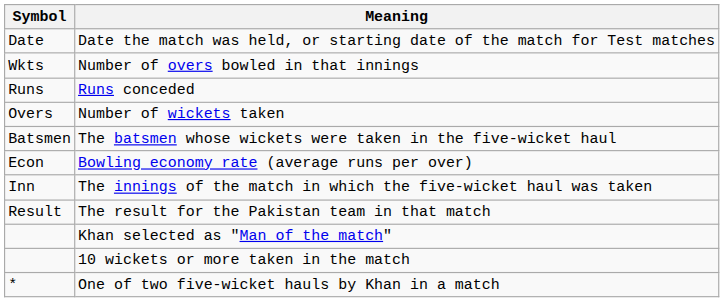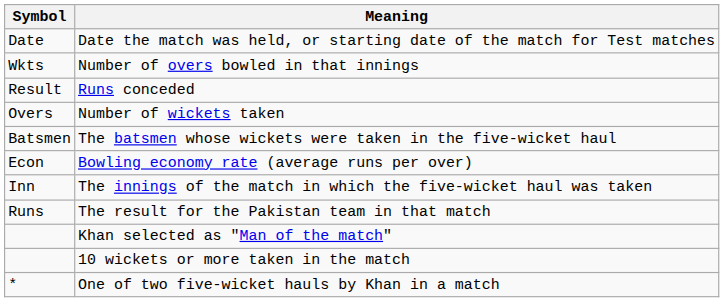(26, 90) Runs -> (35, 90) Result
(35, 212) Result -> (26, 212) Runs
